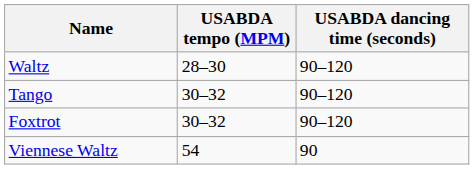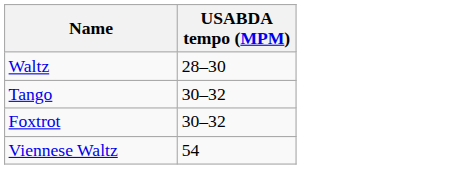- column: (382, 28)
